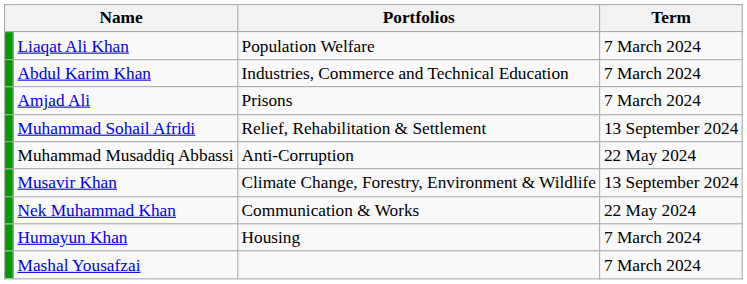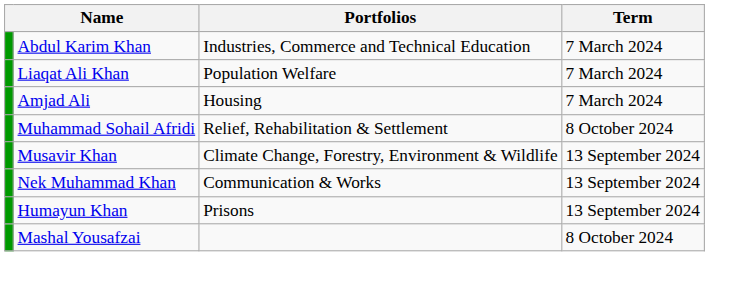rows swapped: (84, 73) <-> (73, 45)
(267, 100) Prisons -> (232, 100) Housing
(671, 127) 13 September 2024 -> (619, 127) 8 October 2024
- row: (126, 155)
(650, 210) 22 May 2024 -> (633, 182) 13 September 2024
(271, 237) Housing -> (229, 210) Prisons
(652, 237) 7 March 2024 -> (633, 210) 13 September 2024
(652, 264) 7 March 2024 -> (619, 237) 8 October 2024
